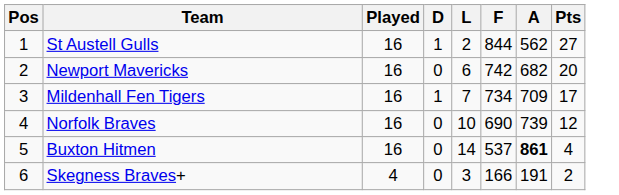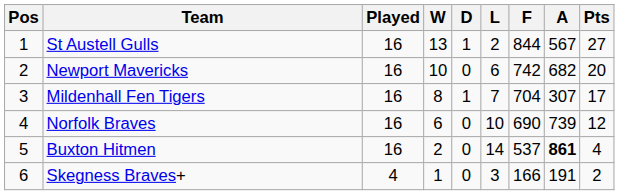+ column: (438, 17)
(534, 44) 562 -> (562, 44) 567
(498, 96) 734 -> (527, 96) 704
(534, 96) 709 -> (562, 96) 307
